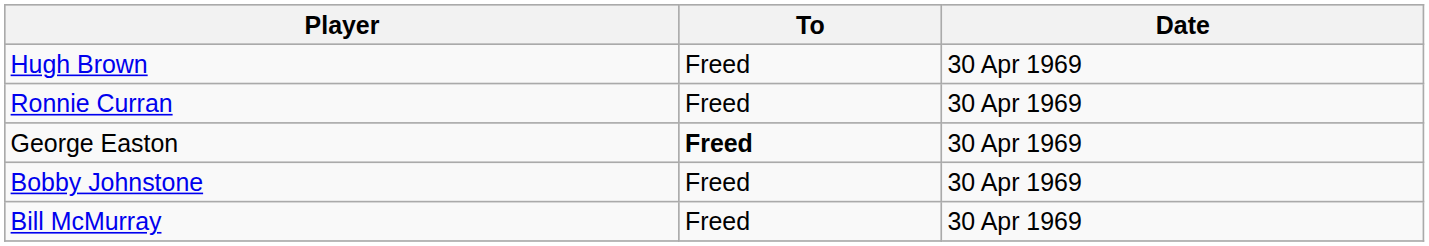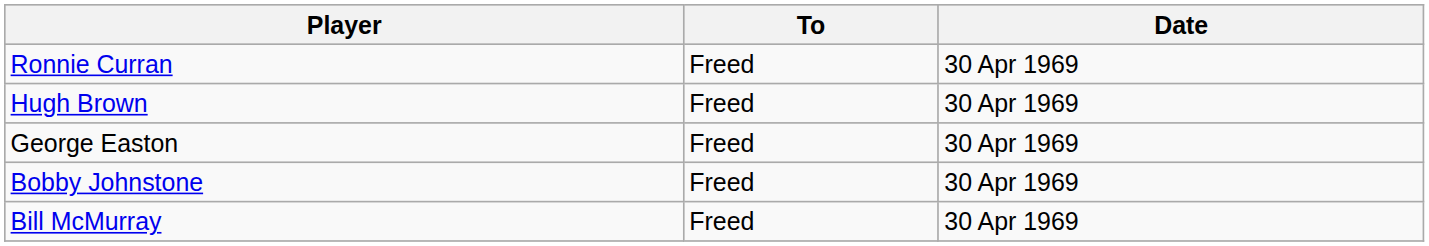rows swapped: (79, 64) <-> (92, 104)
(719, 143) bold -> (722, 143) normal
